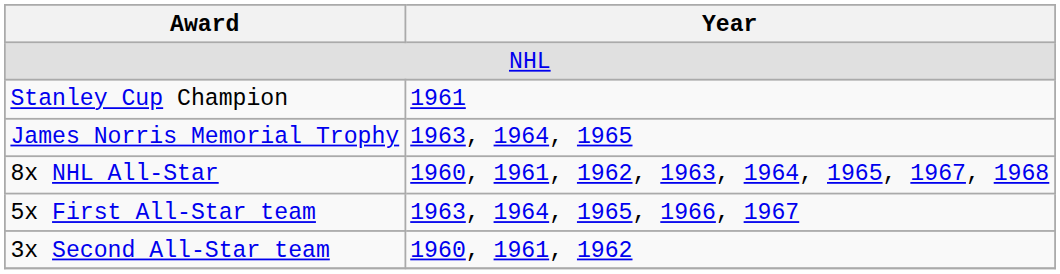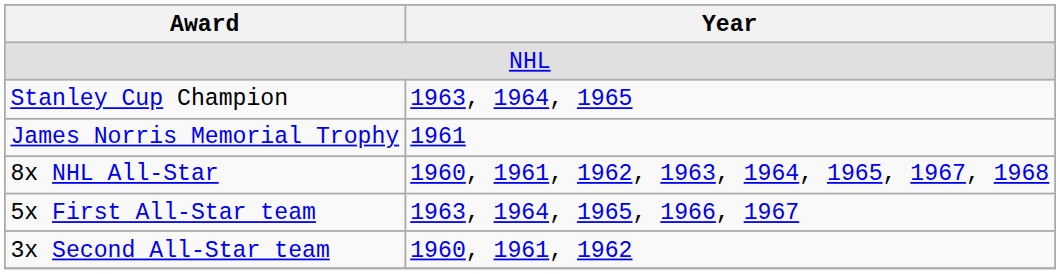(438, 99) 1961 -> (521, 99) 1963, 1964, 1965
(521, 137) 1963, 1964, 1965 -> (438, 137) 1961
